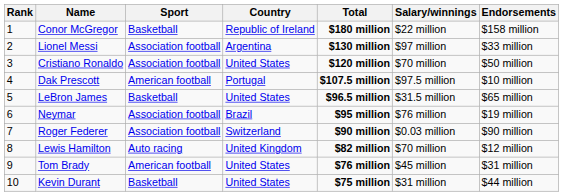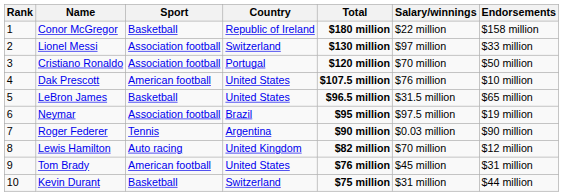(248, 47) Argentina -> (253, 47) Switzerland
(258, 64) United States -> (245, 64) Portugal
(245, 81) Portugal -> (258, 81) United States
(425, 81) $97.5 million -> (421, 81) $76 million
(421, 115) $76 million -> (425, 115) $97.5 million
(174, 132) Association football -> (144, 132) Tennis
(253, 132) Switzerland -> (248, 132) Argentina
(258, 183) United States -> (253, 183) Switzerland
